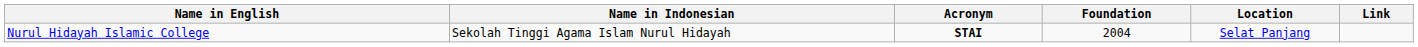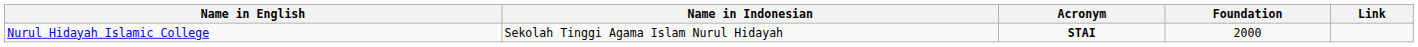- column: (1265, 14)
(1117, 33) 2004 -> (1248, 33) 2000
